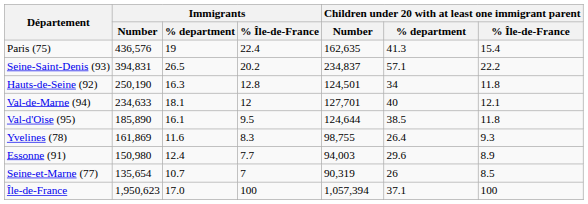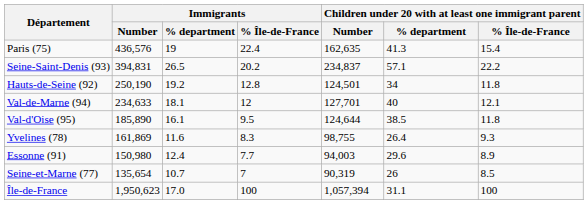(175, 84) 16.3 -> (175, 84) 19.2
(396, 191) 37.1 -> (396, 191) 31.1
